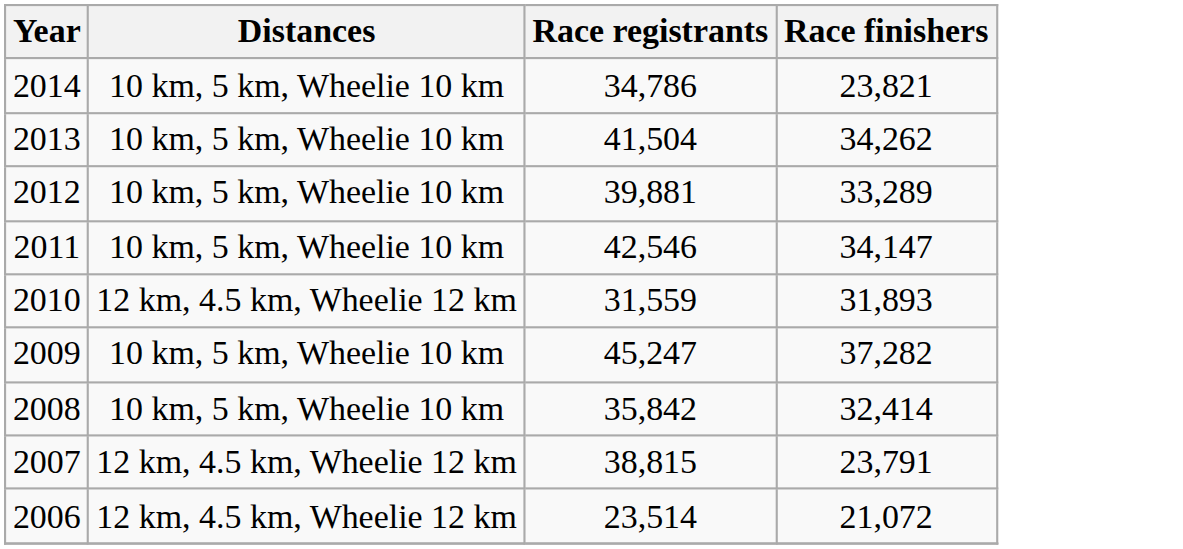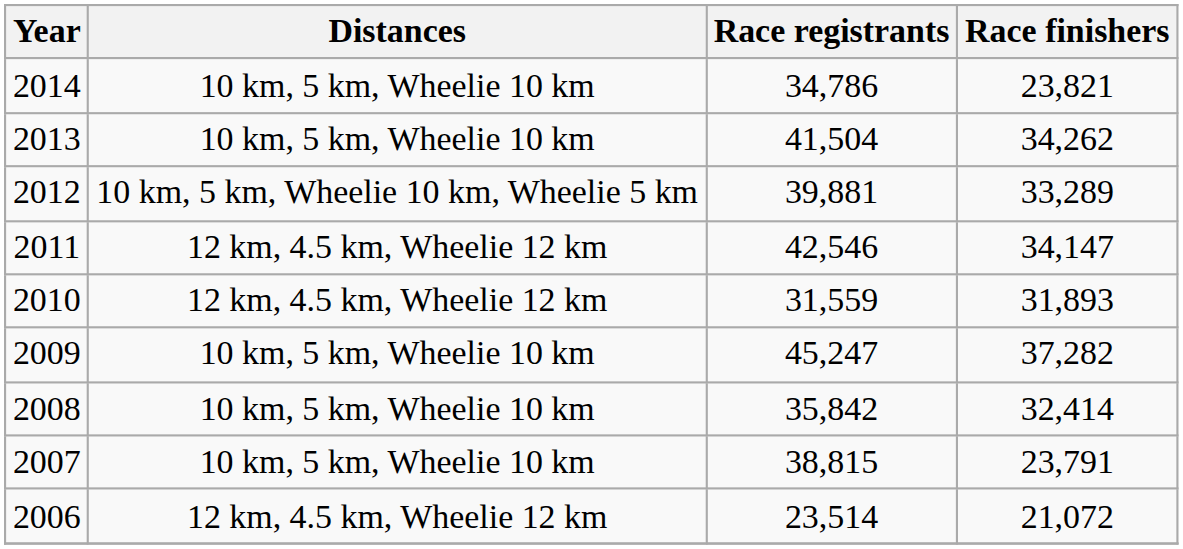(307, 192) 10 km, 5 km, Wheelie 10 km -> (397, 192) 10 km, 5 km, Wheelie 10 km, Wheelie 5 km
(307, 246) 10 km, 5 km, Wheelie 10 km -> (397, 246) 12 km, 4.5 km, Wheelie 12 km
(307, 461) 12 km, 4.5 km, Wheelie 12 km -> (397, 461) 10 km, 5 km, Wheelie 10 km
